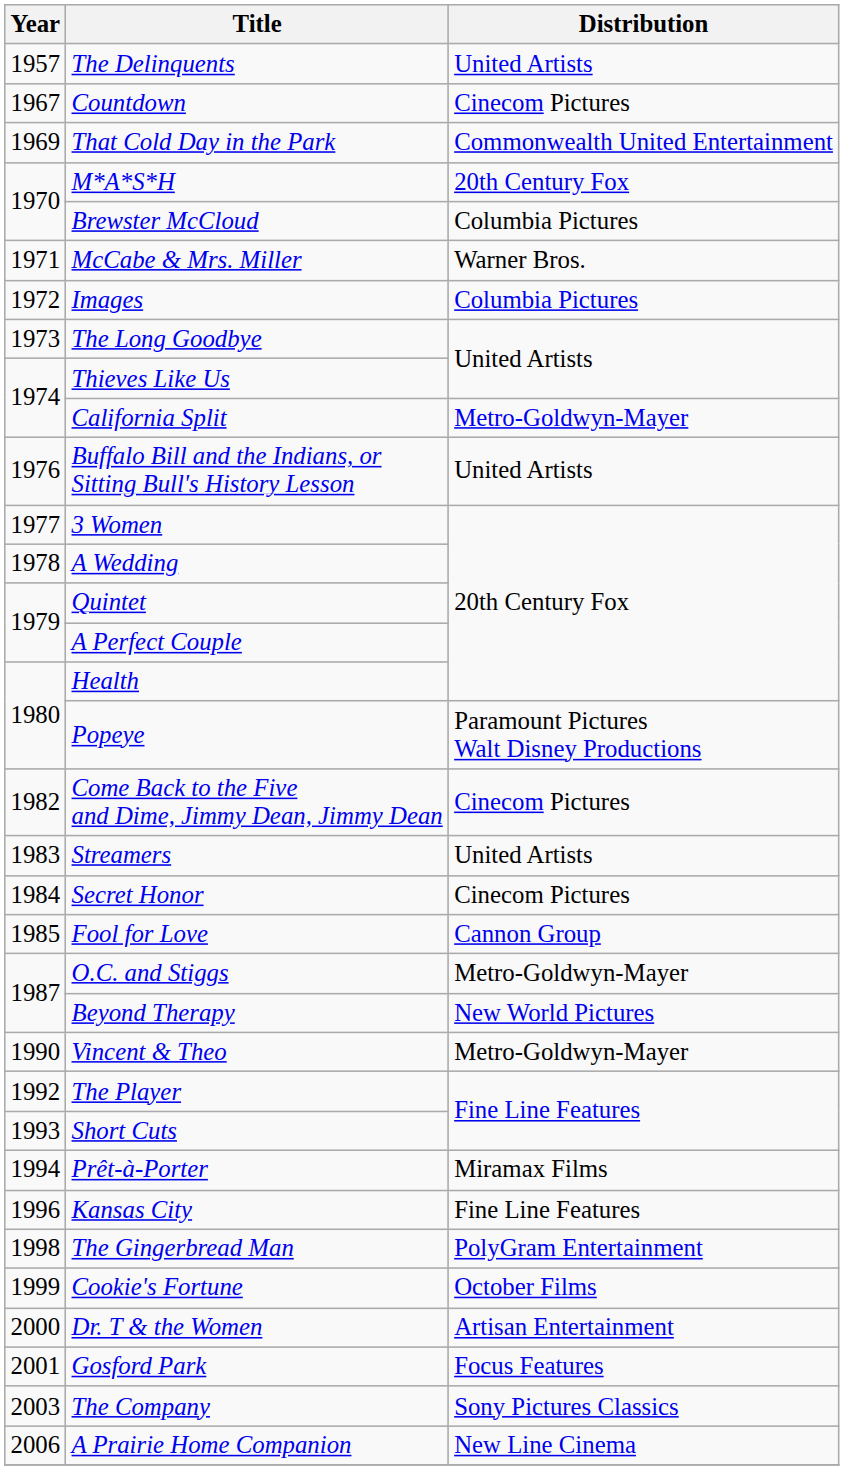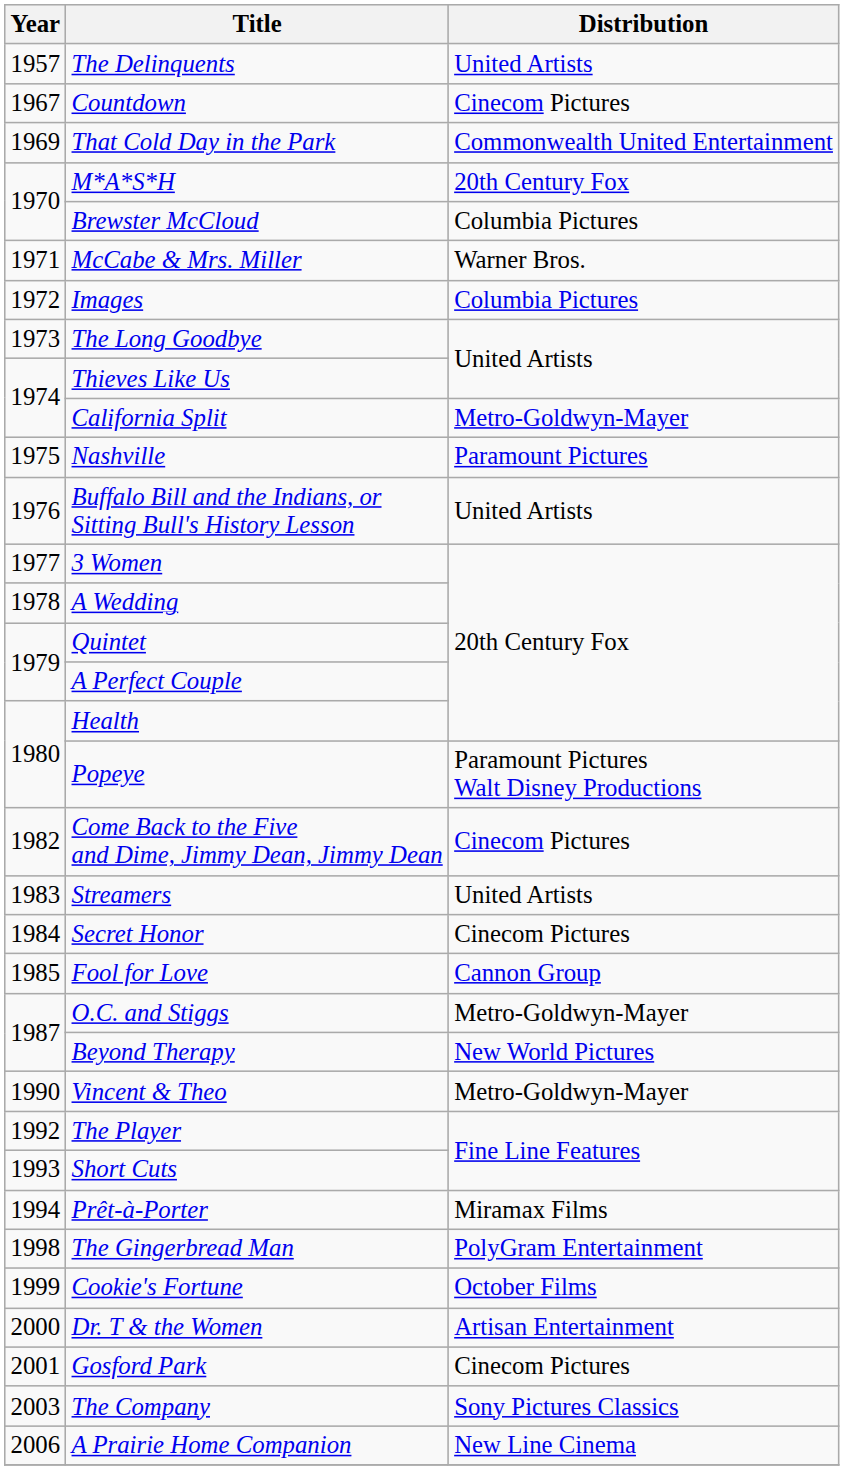+ row: (118, 456)
- row: (132, 1209)
(529, 1366) Focus Features -> (542, 1366) Cinecom Pictures
